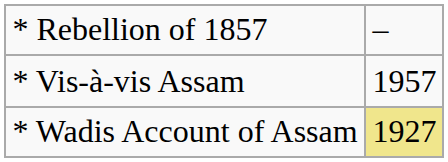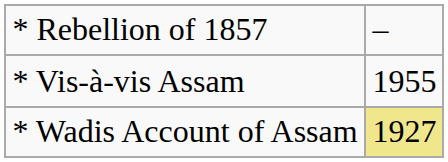(404, 80) 1957 -> (404, 80) 1955
